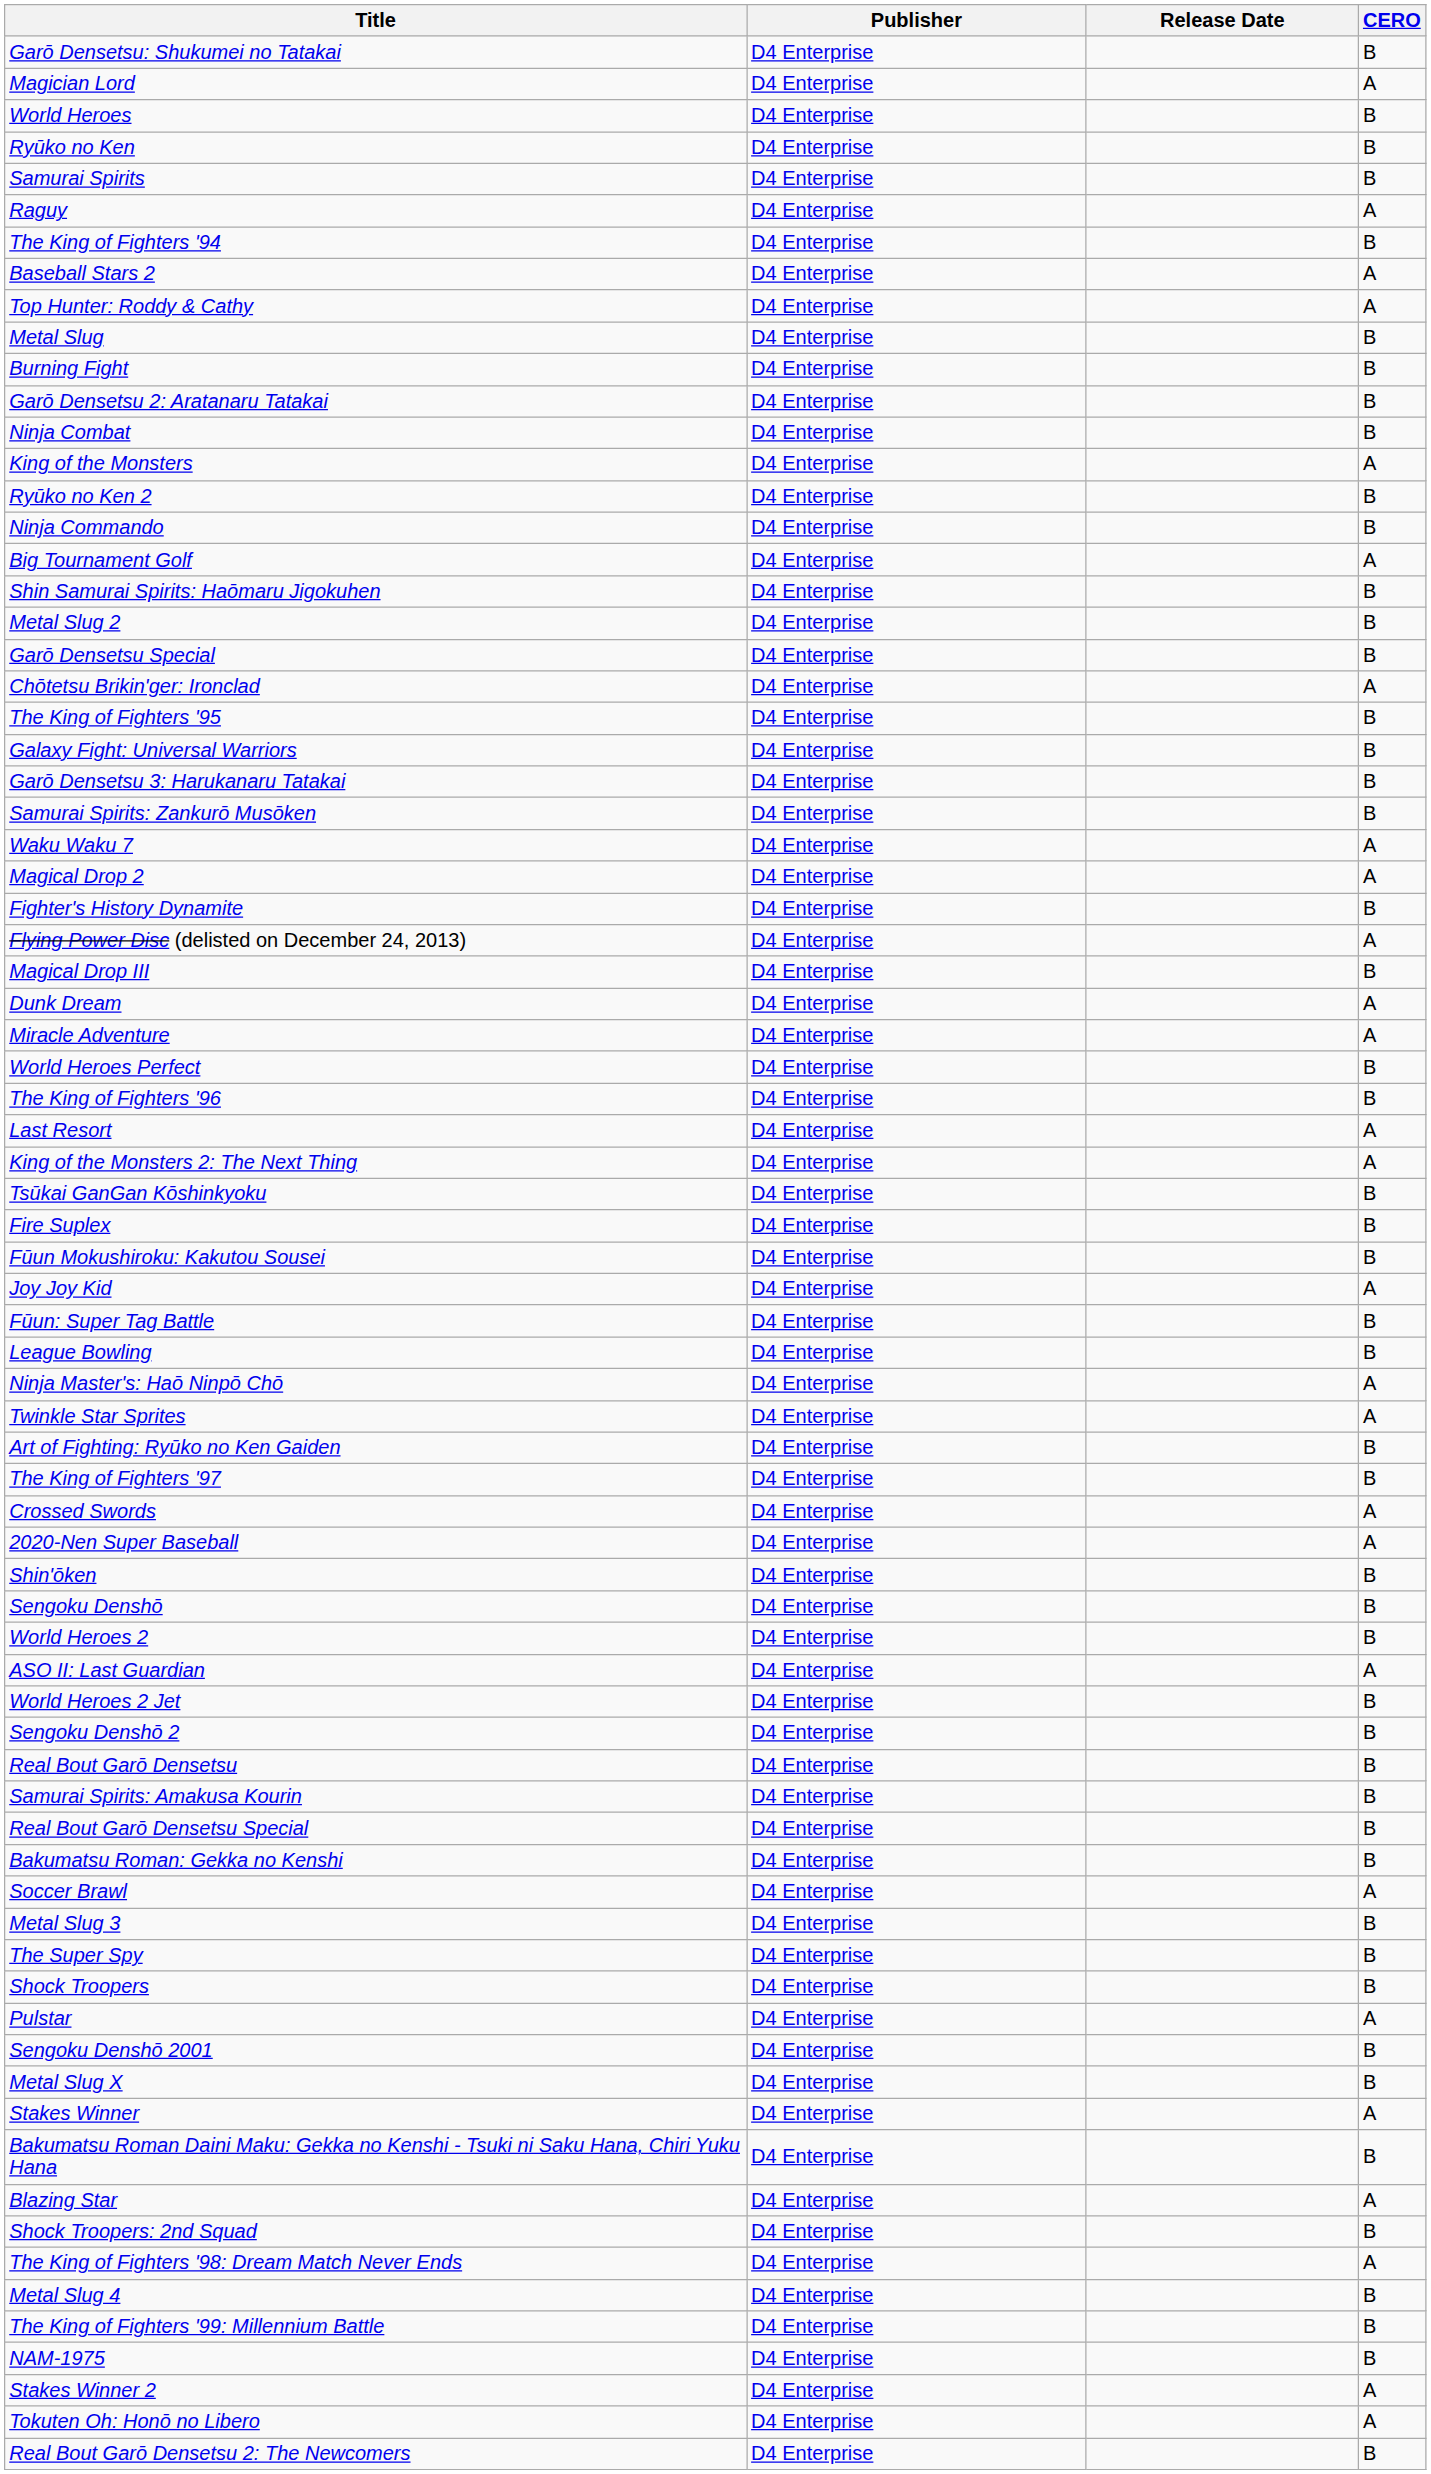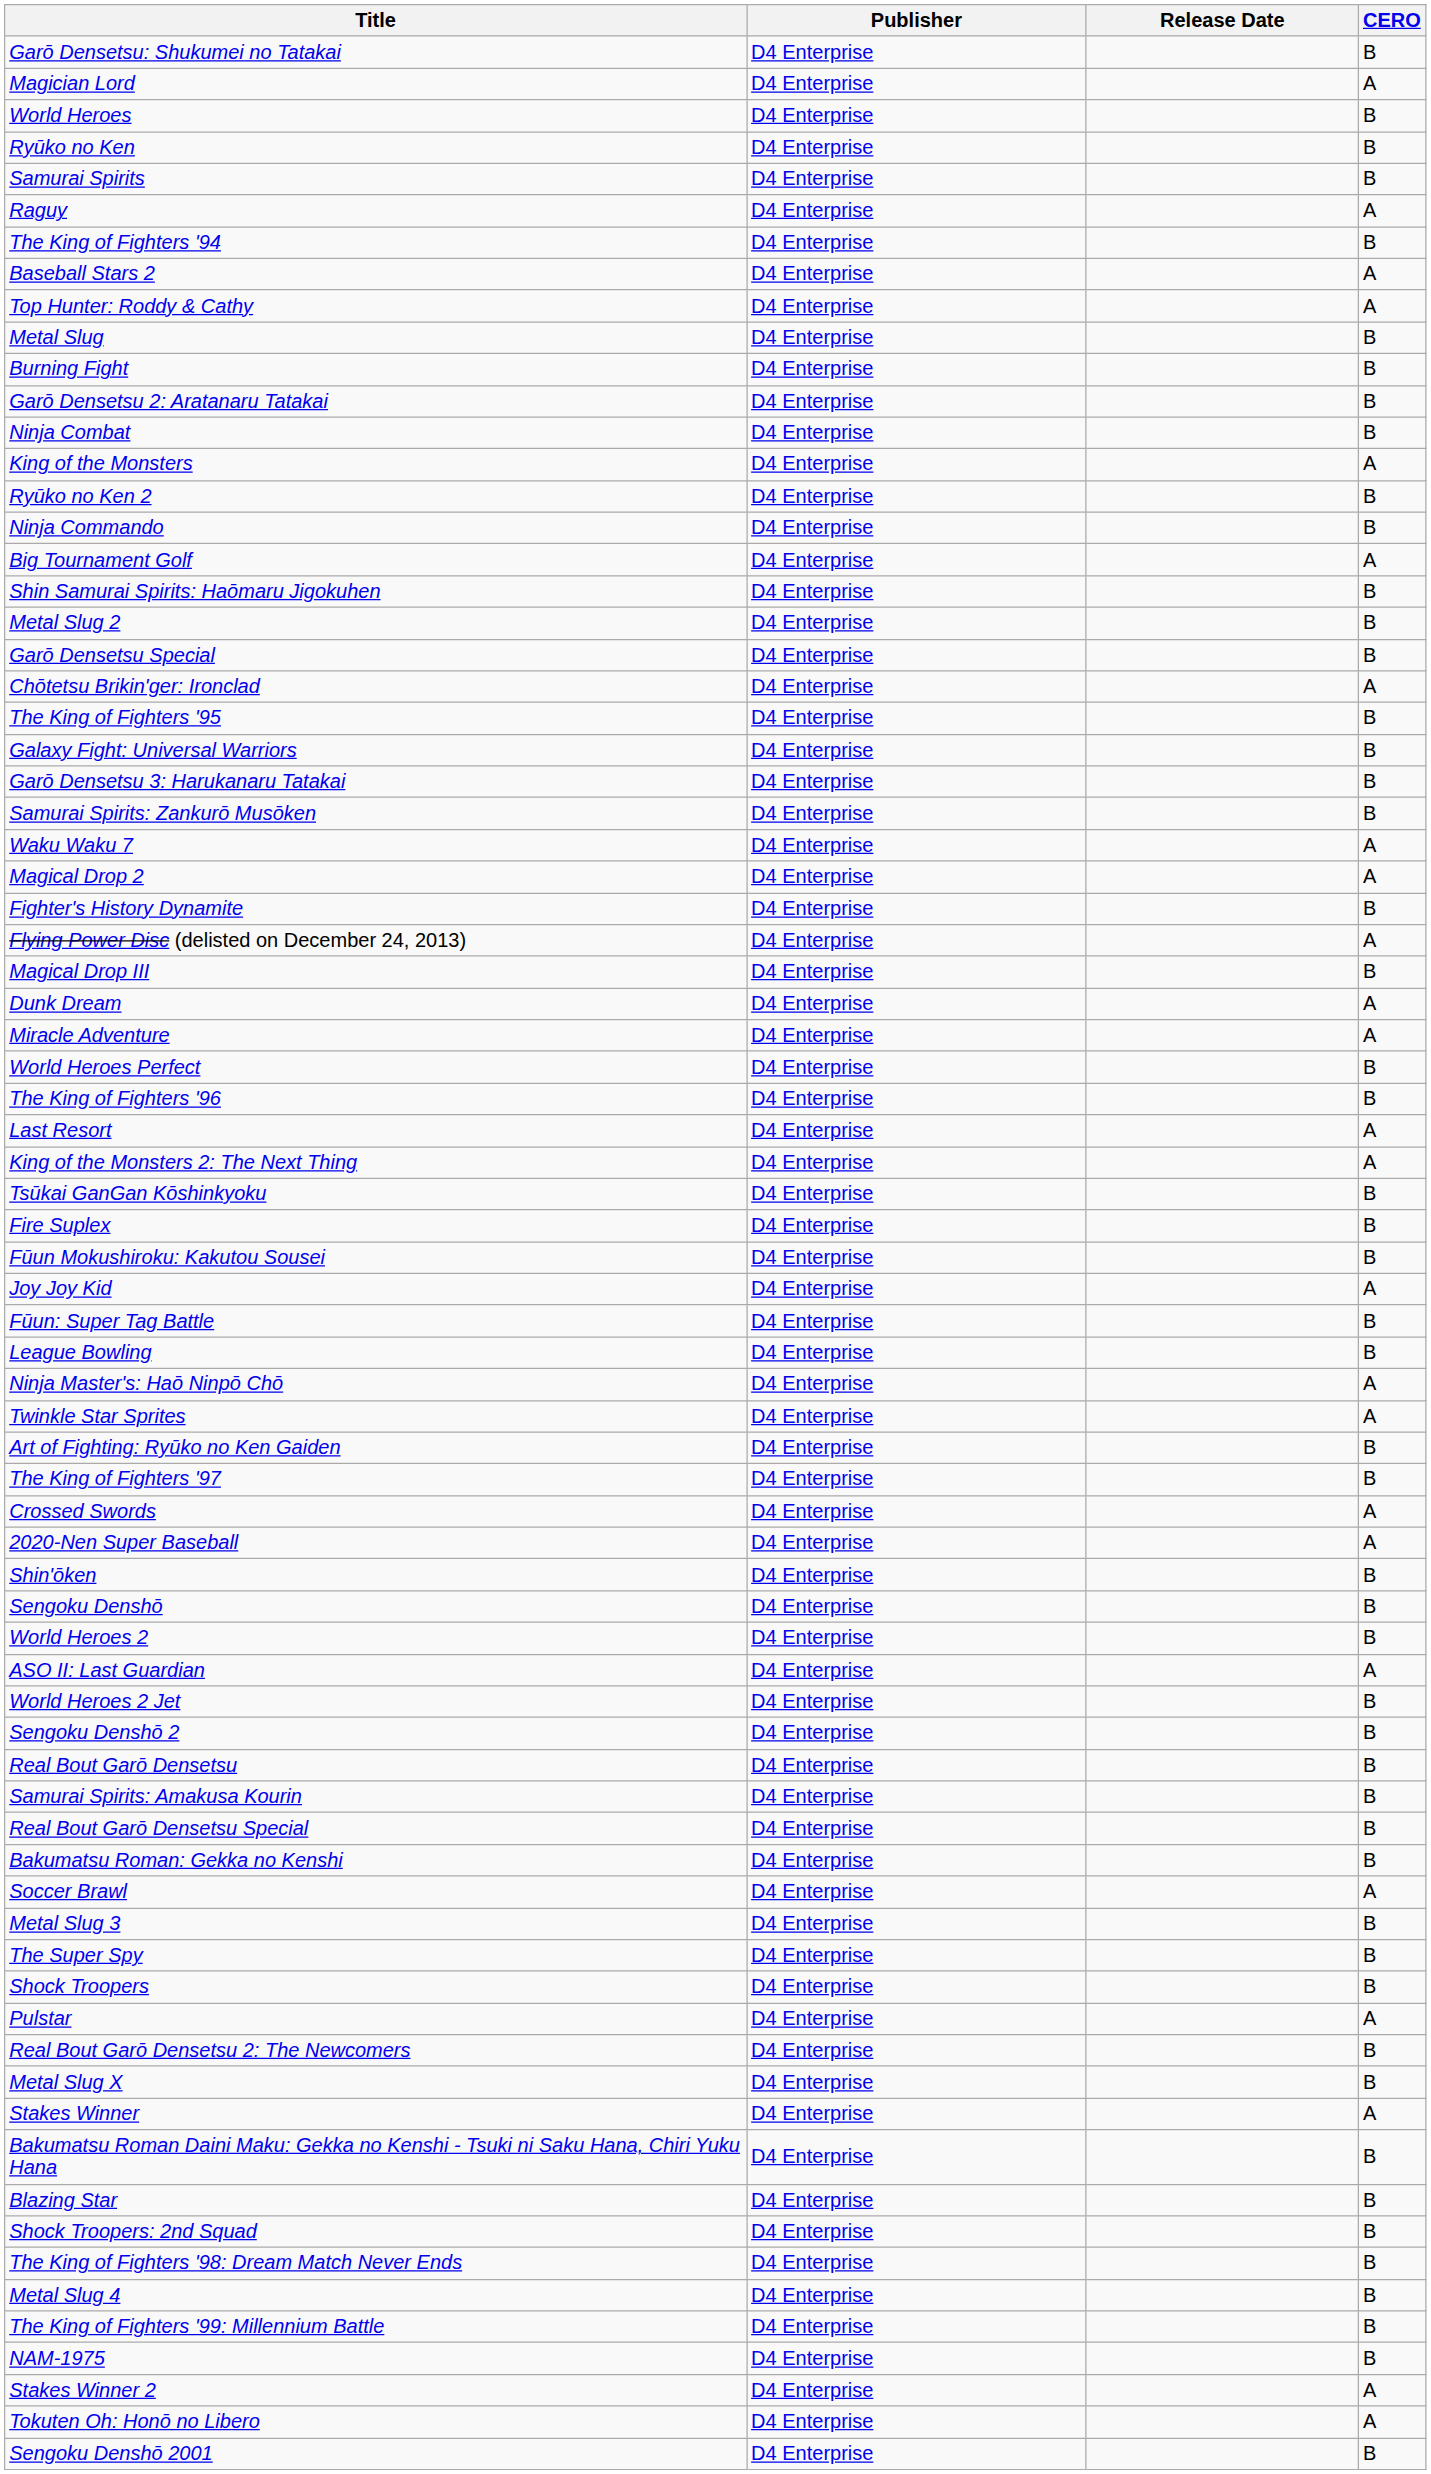rows swapped: (210, 2453) <-> (111, 2050)
(1370, 2199) A -> (1370, 2199) B
(1370, 2263) A -> (1370, 2263) B
